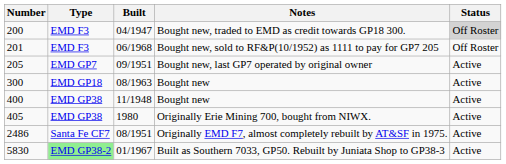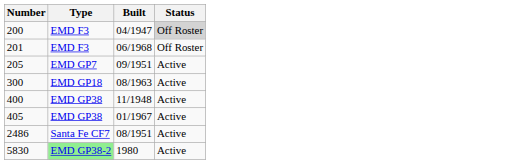- column: (302, 13)
(127, 116) 1980 -> (134, 116) 01/1967
(134, 151) 01/1967 -> (127, 151) 1980
